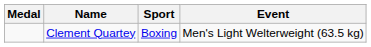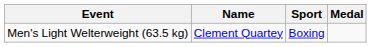columns swapped: (24, 14) <-> (273, 14)
